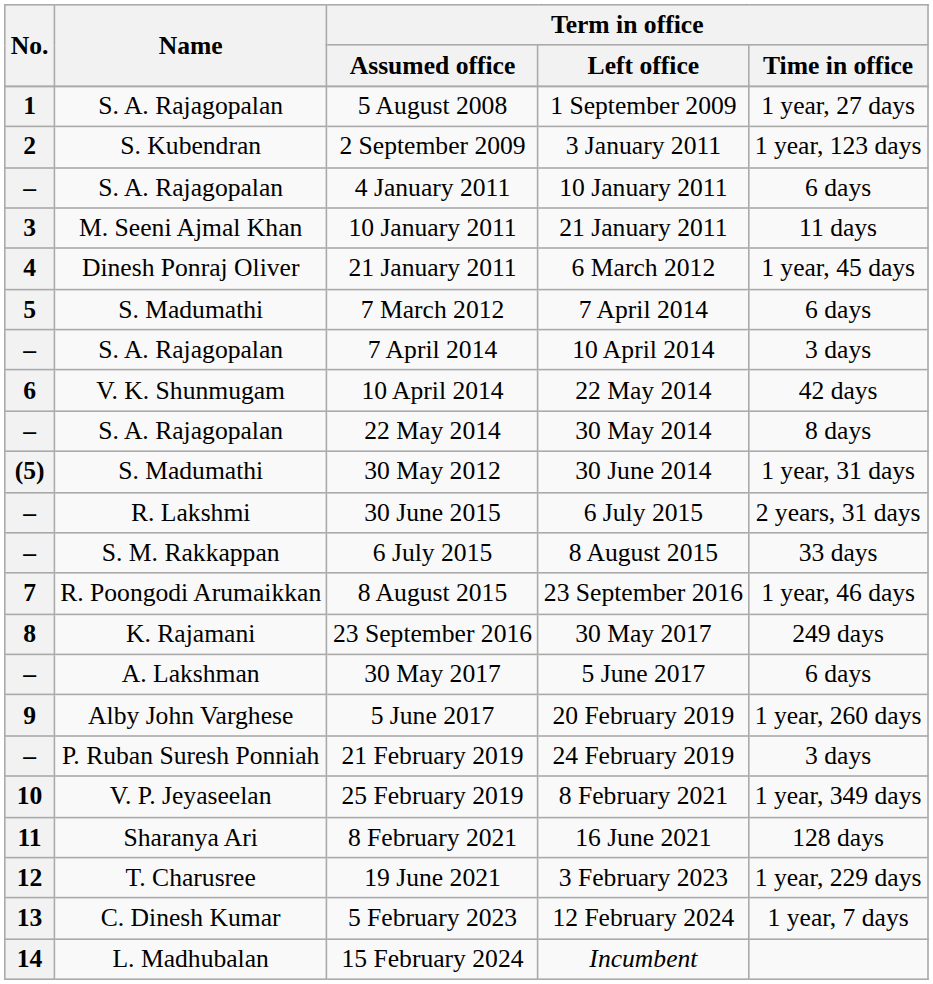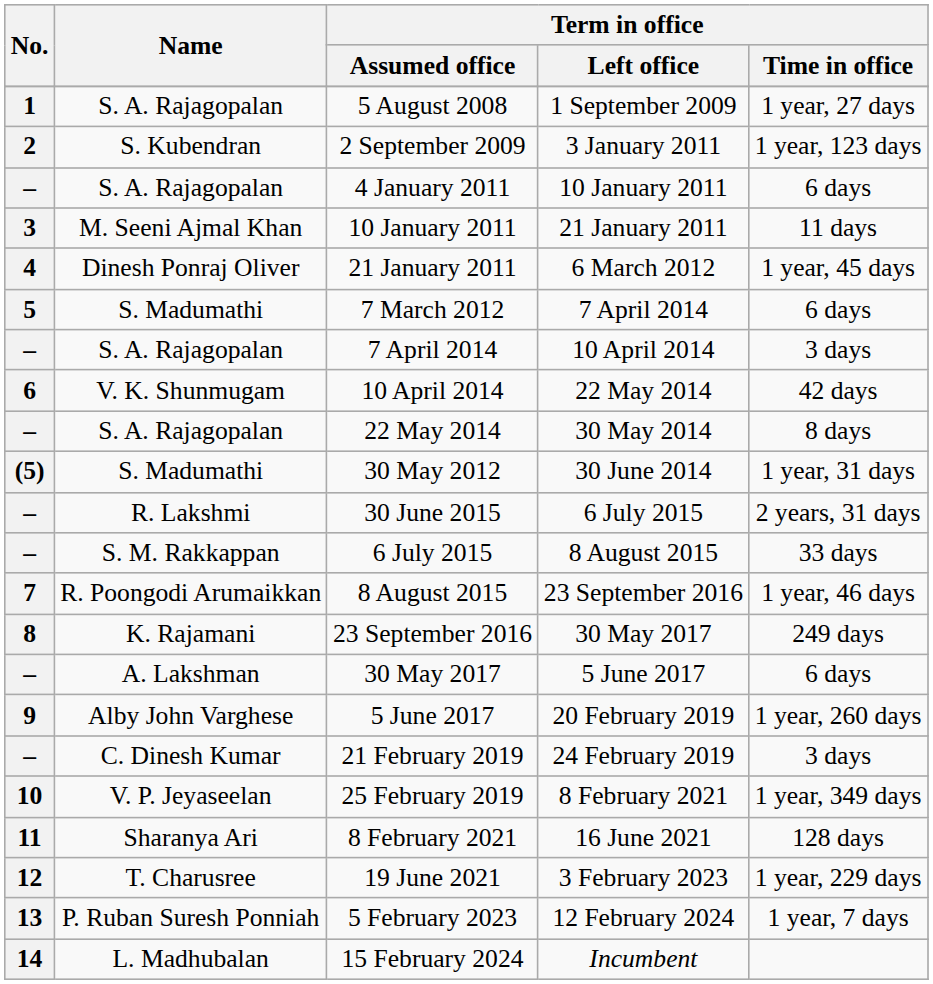(191, 755) P. Ruban Suresh Ponniah -> (191, 755) C. Dinesh Kumar
(191, 918) C. Dinesh Kumar -> (191, 918) P. Ruban Suresh Ponniah
